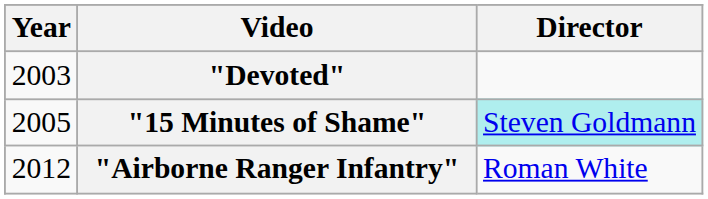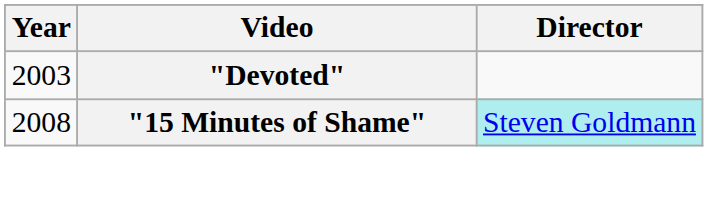(41, 121) 2005 -> (41, 121) 2008
- row: (277, 168)
